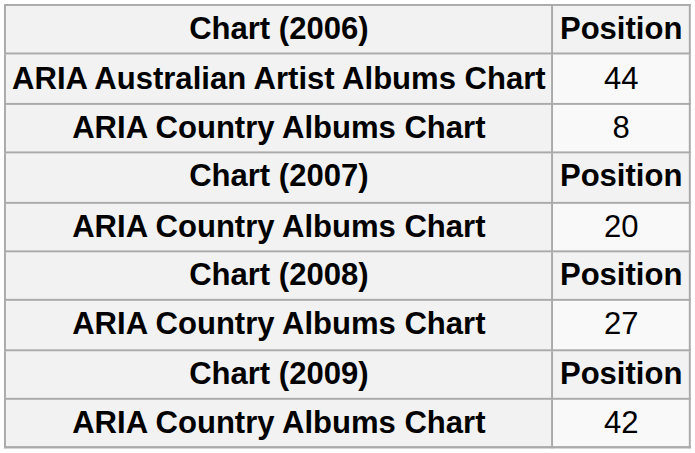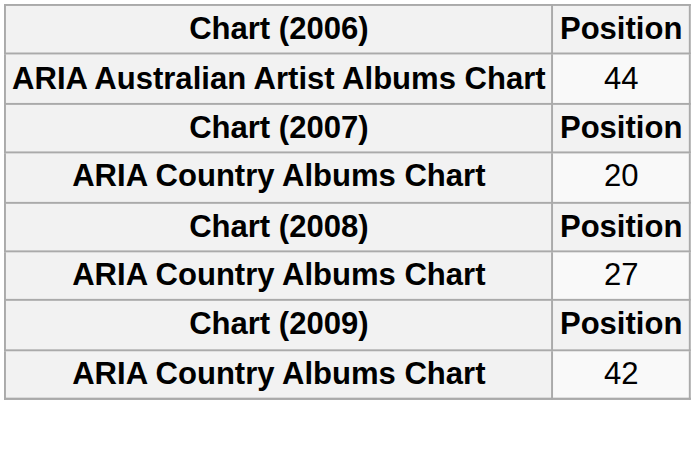- row: (621, 127)
